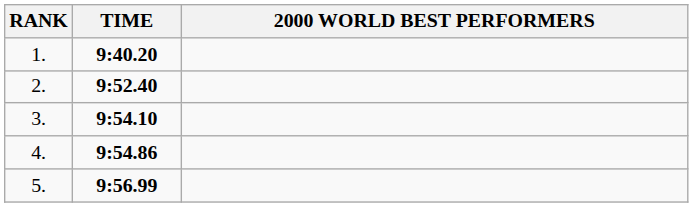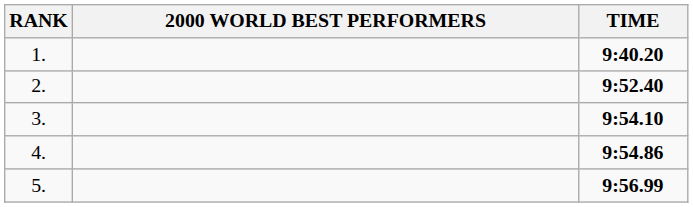columns swapped: (434, 21) <-> (127, 21)
